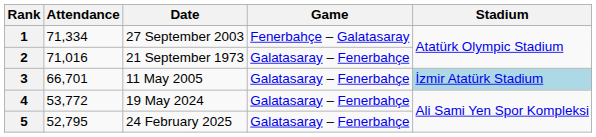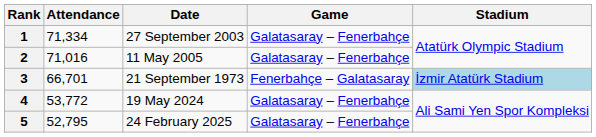(330, 36) Fenerbahçe – Galatasaray -> (330, 36) Galatasaray – Fenerbahçe
(185, 57) 21 September 1973 -> (164, 57) 11 May 2005
(164, 79) 11 May 2005 -> (185, 79) 21 September 1973
(330, 79) Galatasaray – Fenerbahçe -> (330, 79) Fenerbahçe – Galatasaray
